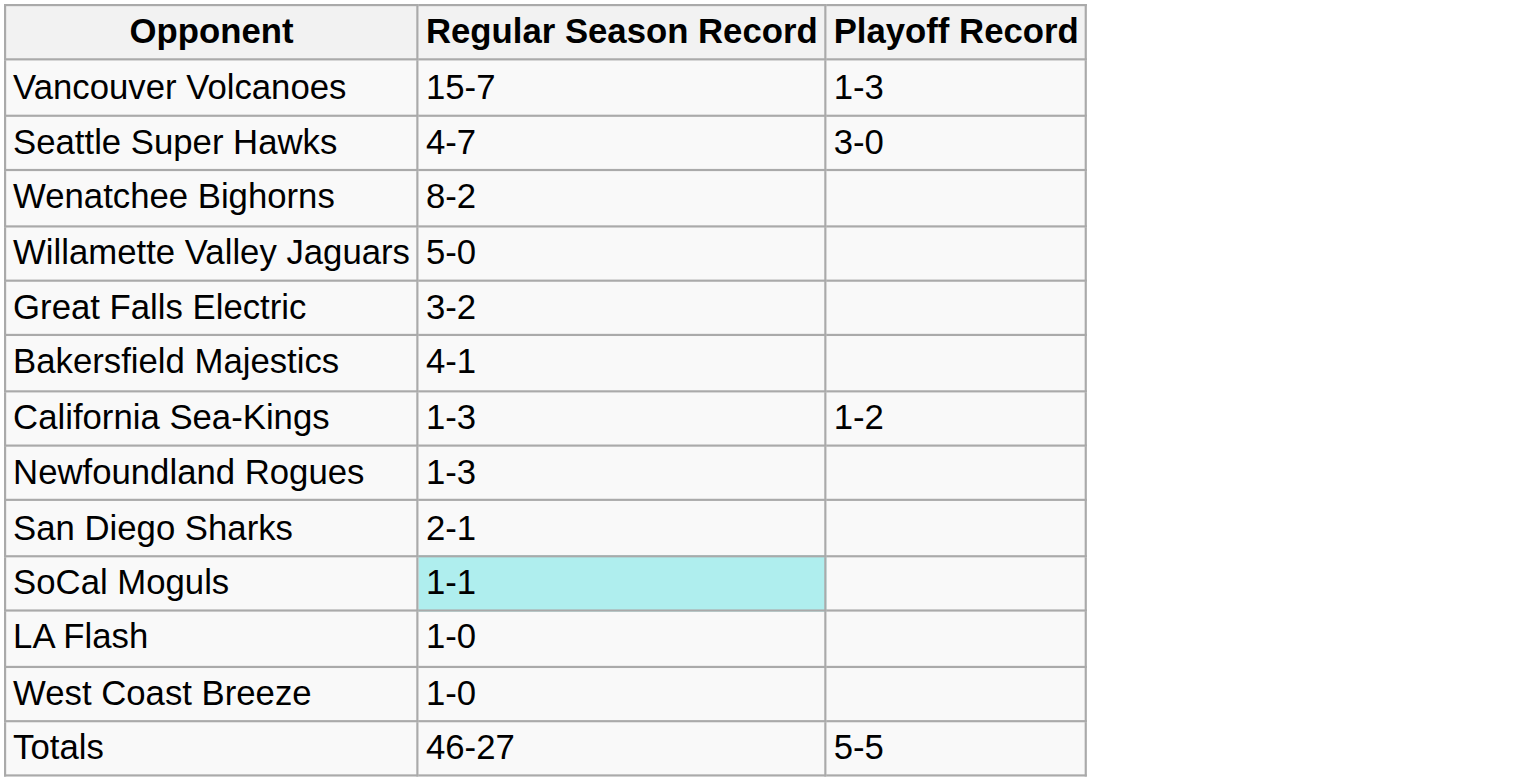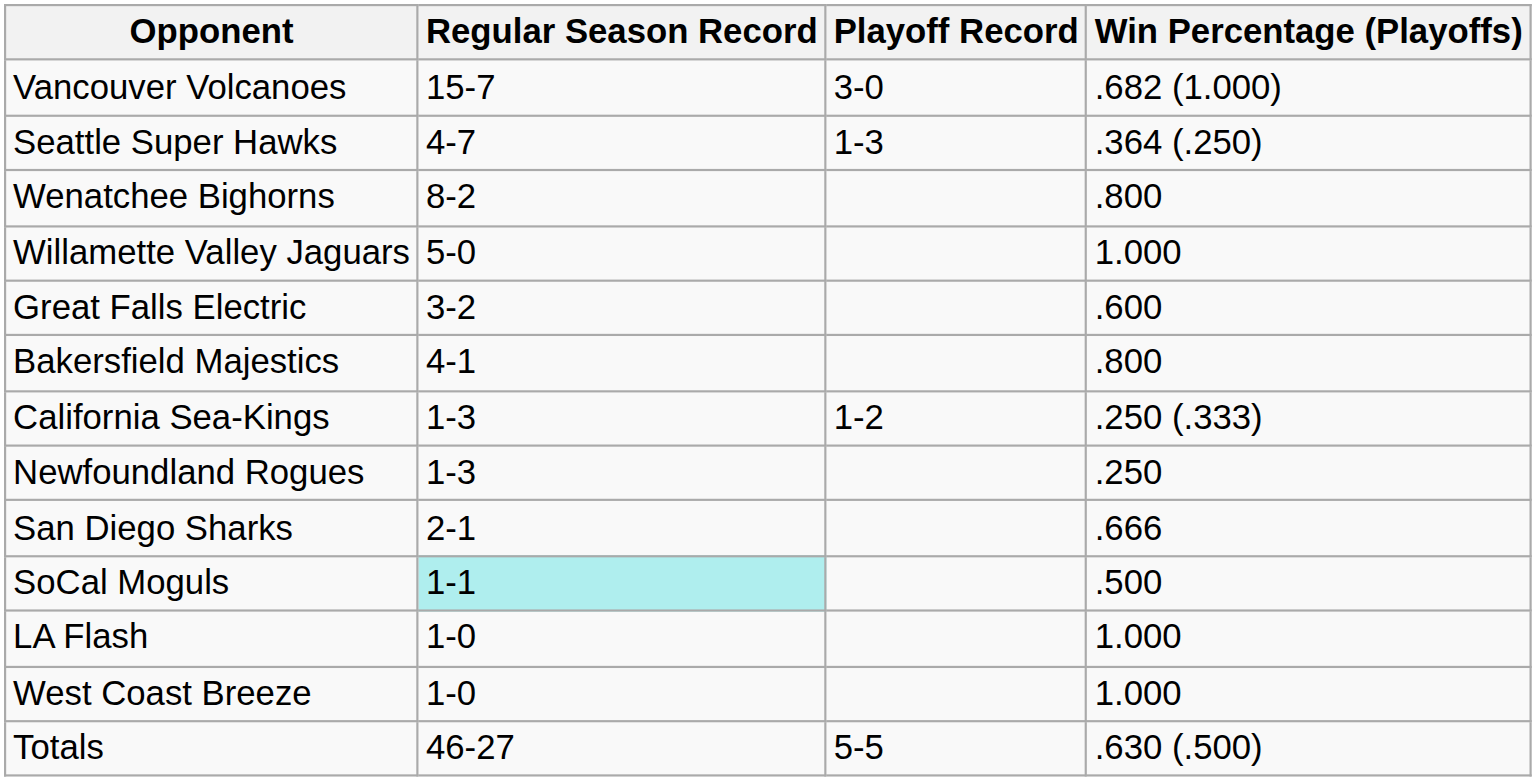+ column: (1309, 32)
(859, 87) 1-3 -> (859, 87) 3-0
(859, 142) 3-0 -> (859, 142) 1-3
